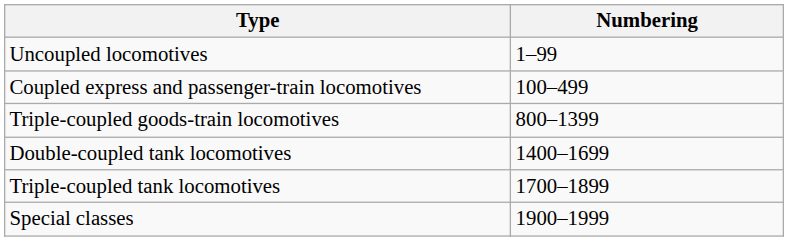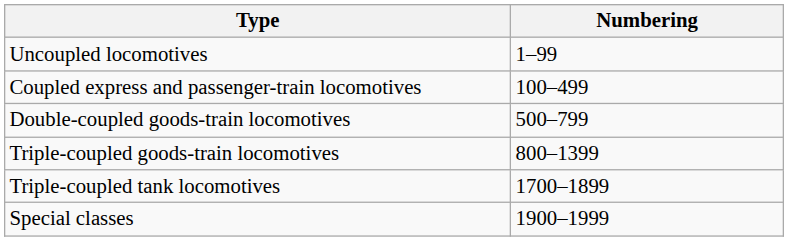+ row: (180, 119)
- row: (150, 152)
